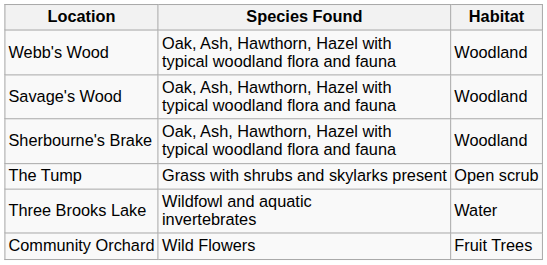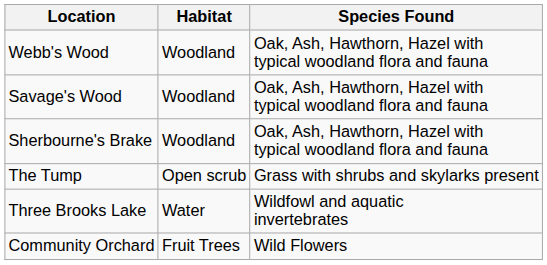columns swapped: (496, 17) <-> (304, 17)
